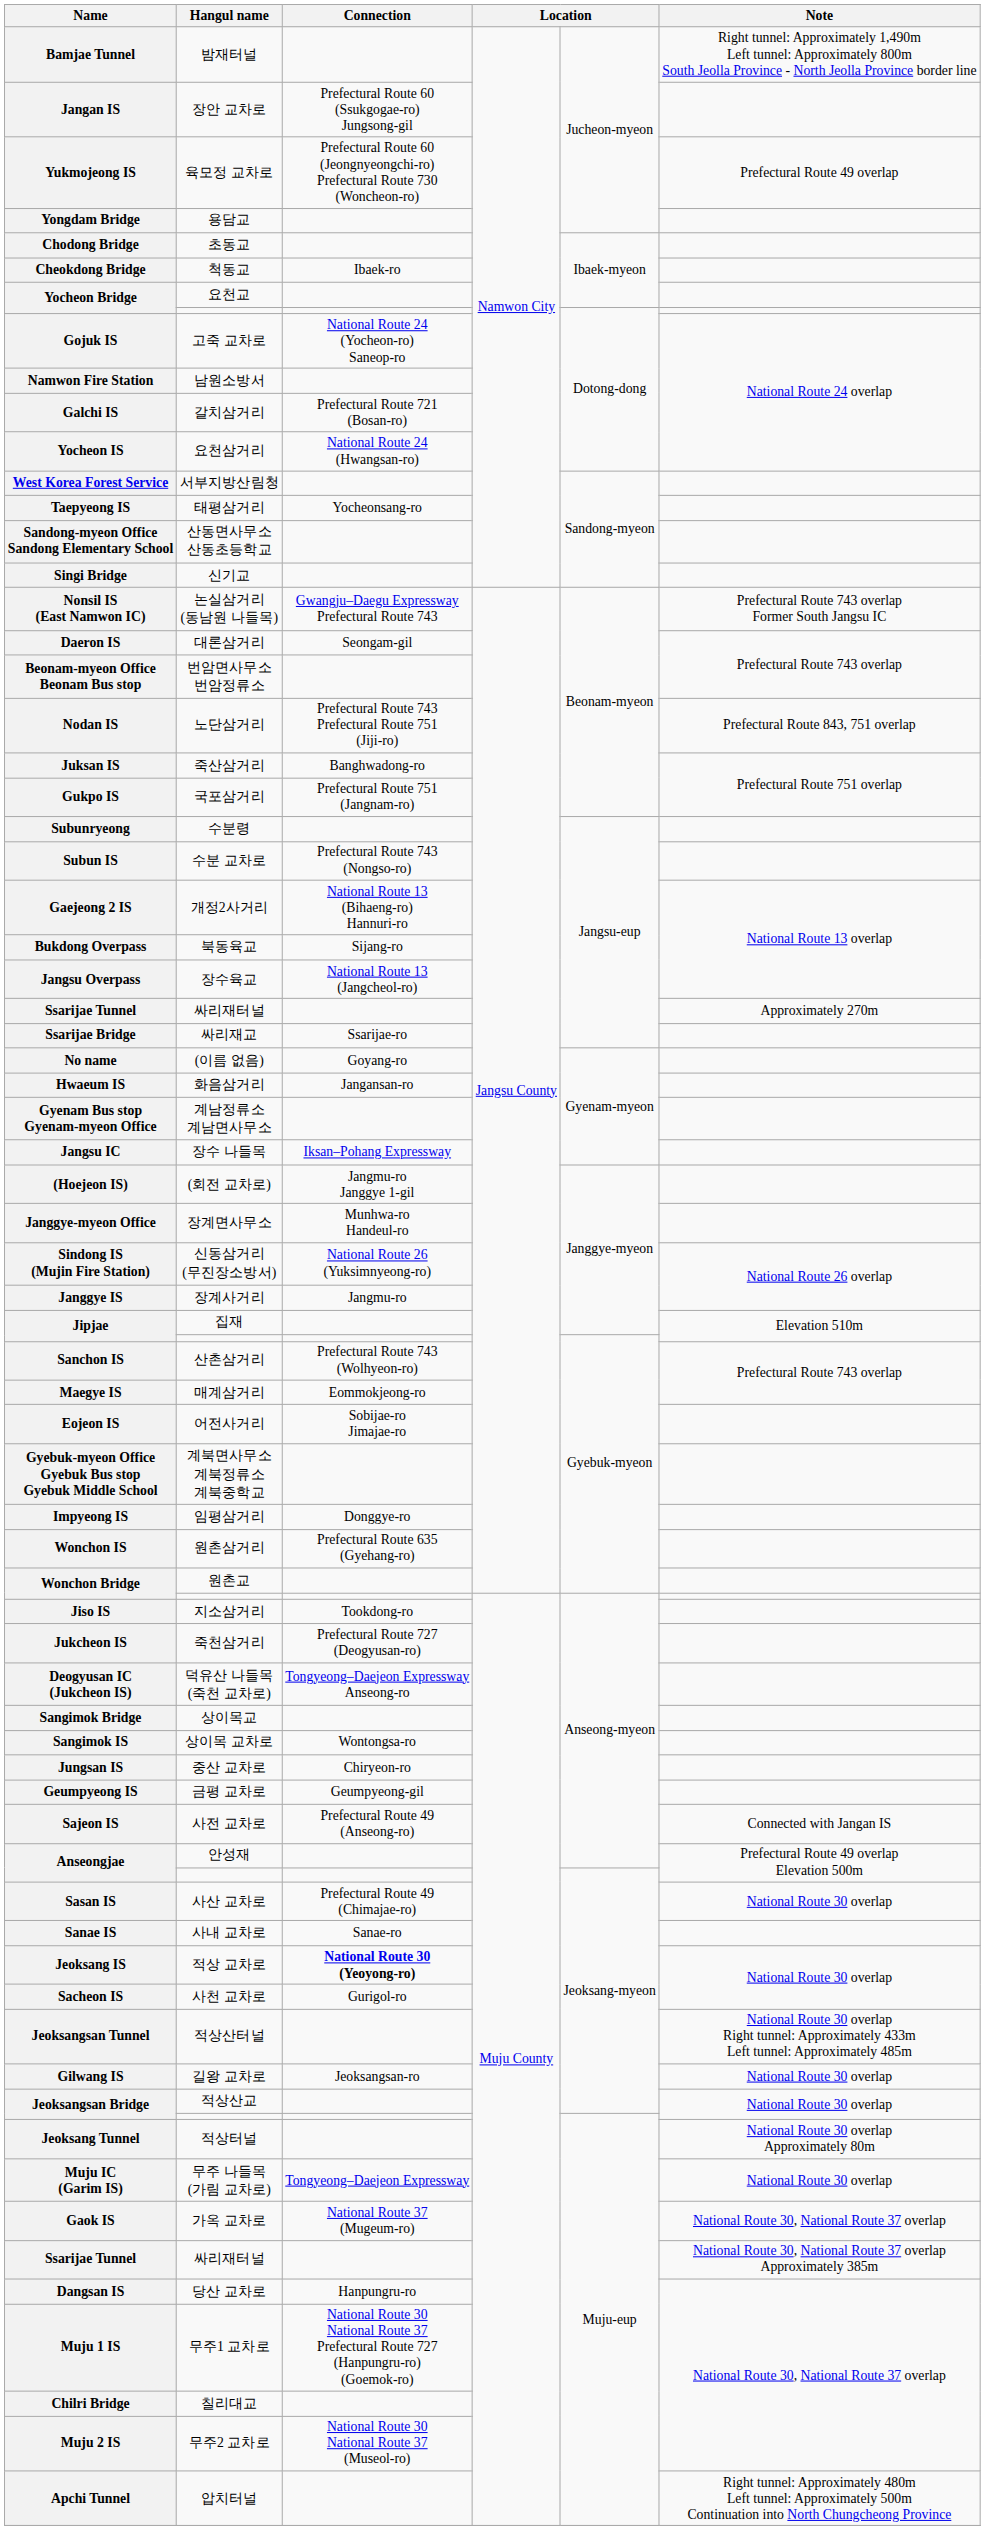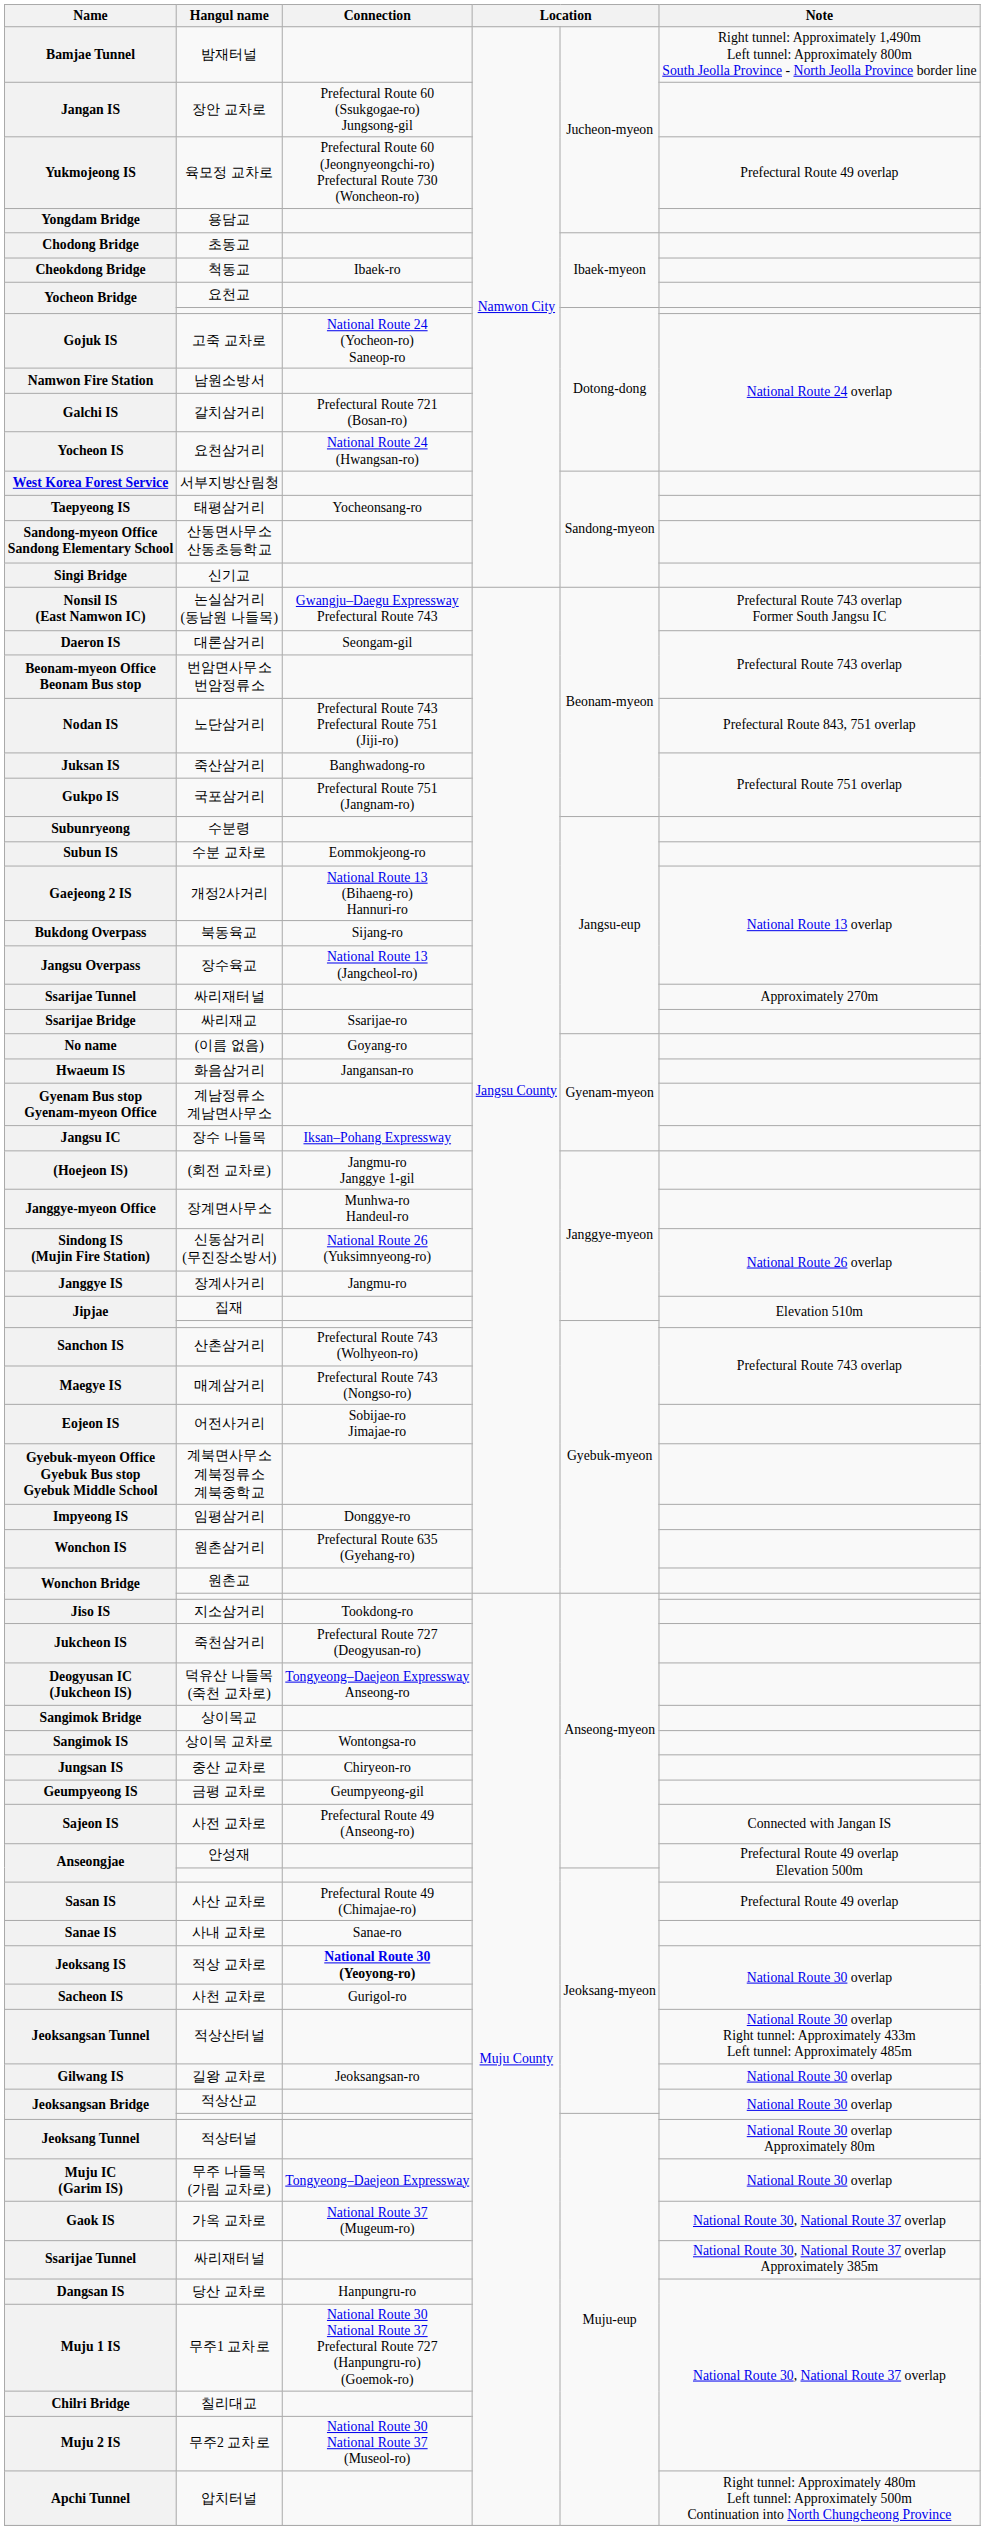(377, 860) Prefectural Route 743 (Nongso-ro) -> (377, 853) Eommokjeong-ro
(377, 1391) Eommokjeong-ro -> (377, 1384) Prefectural Route 743 (Nongso-ro)
(819, 1901) National Route 30 overlap -> (819, 1901) Prefectural Route 49 overlap
